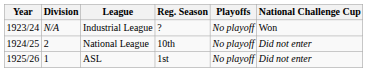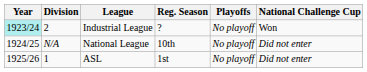(23, 28) no background -> (23, 28) paleturquoise background
(51, 28) N/A -> (46, 28) 2
(46, 43) 2 -> (51, 43) N/A
